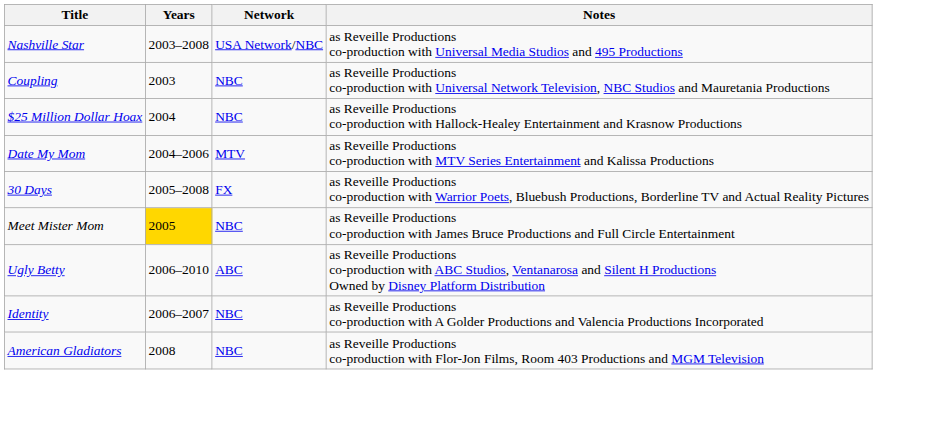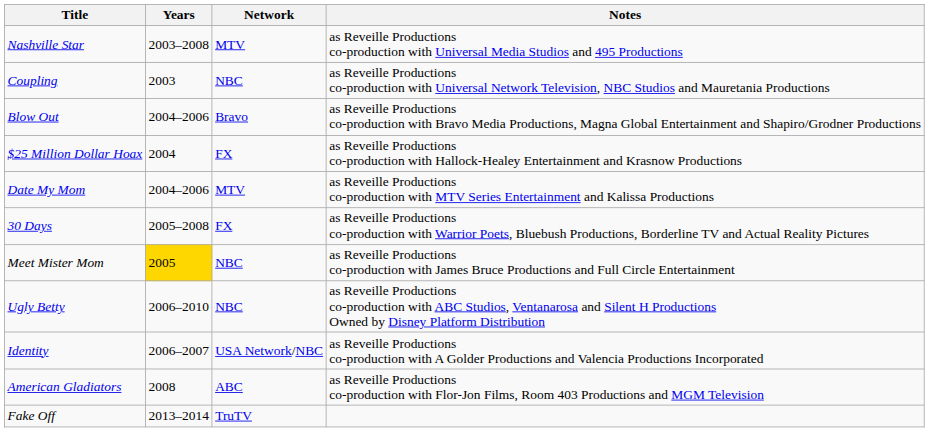(269, 44) USA Network/NBC -> (230, 44) MTV
+ row: (33, 116)
(229, 116) NBC -> (224, 153) FX
(229, 270) ABC -> (229, 306) NBC
(229, 314) NBC -> (269, 350) USA Network/NBC
(229, 350) NBC -> (229, 387) ABC
+ row: (31, 415)
